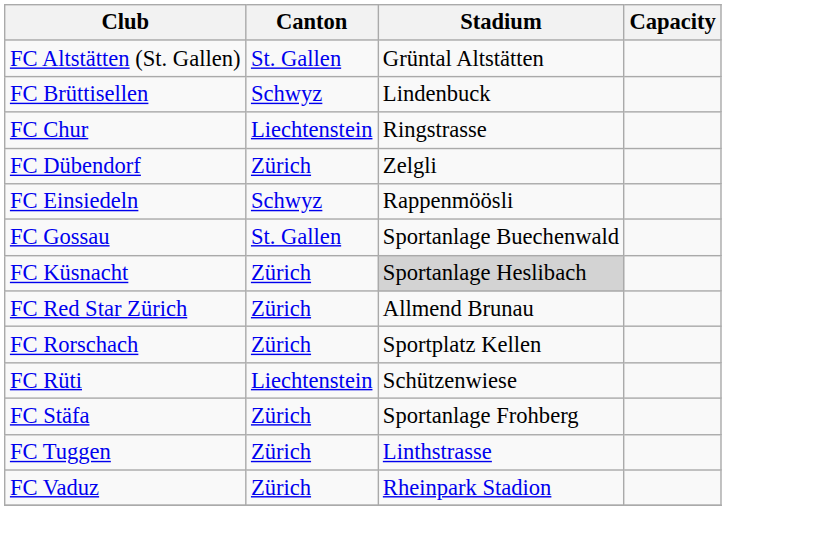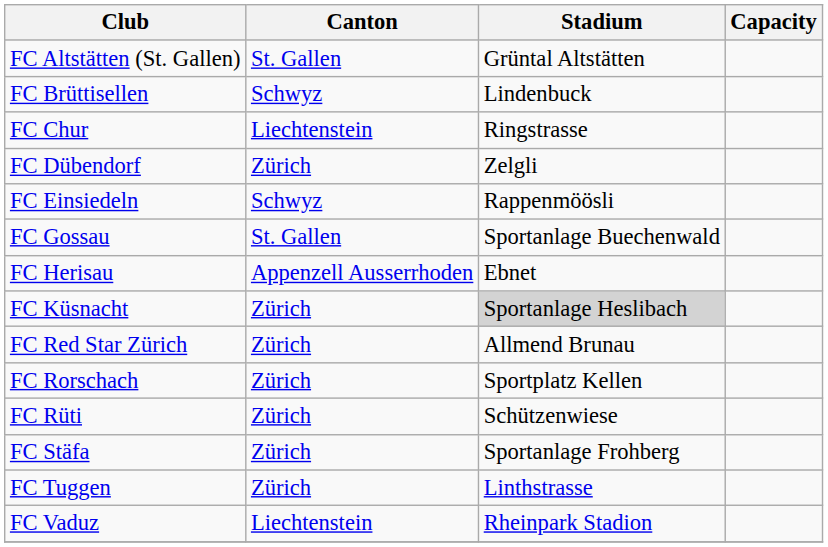+ row: (62, 272)
(312, 380) Liechtenstein -> (281, 415) Zürich
(281, 487) Zürich -> (312, 523) Liechtenstein
